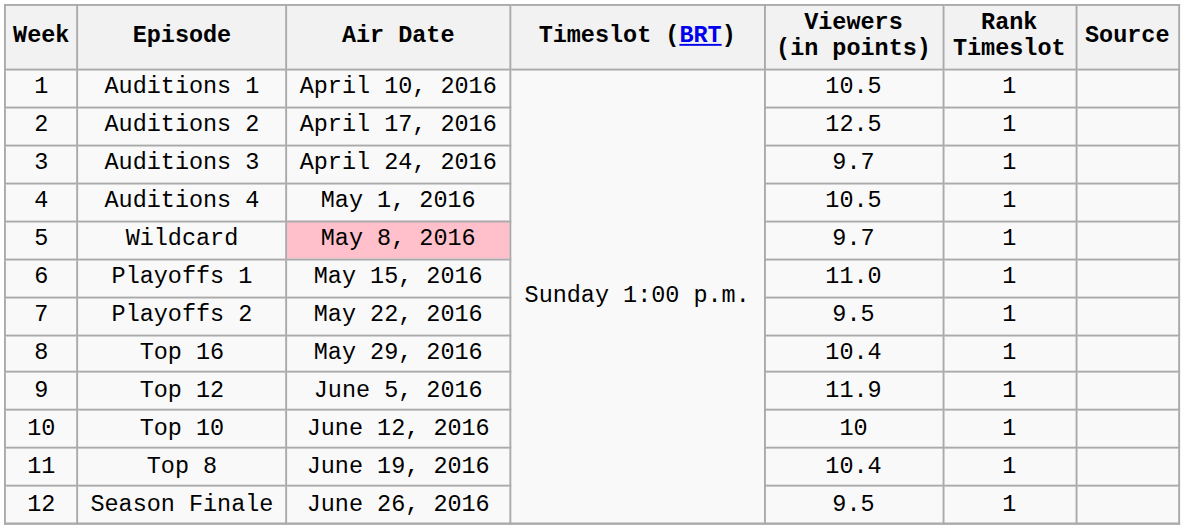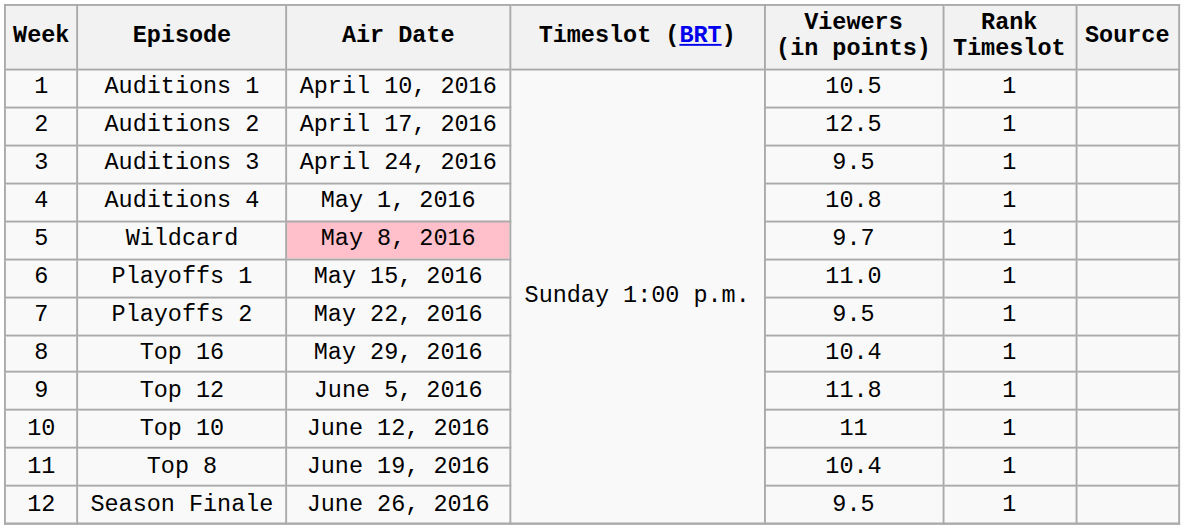(853, 164) 9.7 -> (853, 164) 9.5
(853, 202) 10.5 -> (853, 202) 10.8
(853, 392) 11.9 -> (853, 392) 11.8
(853, 430) 10 -> (853, 430) 11
